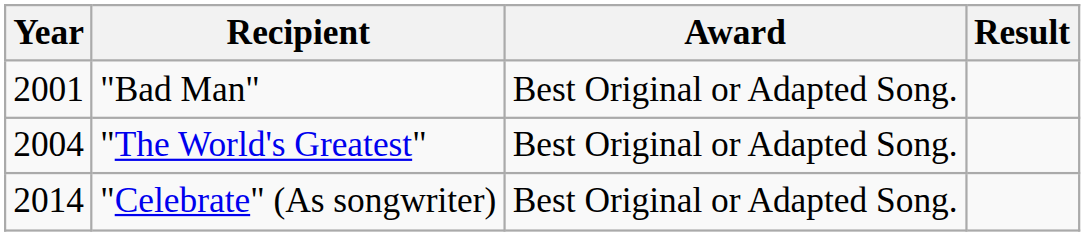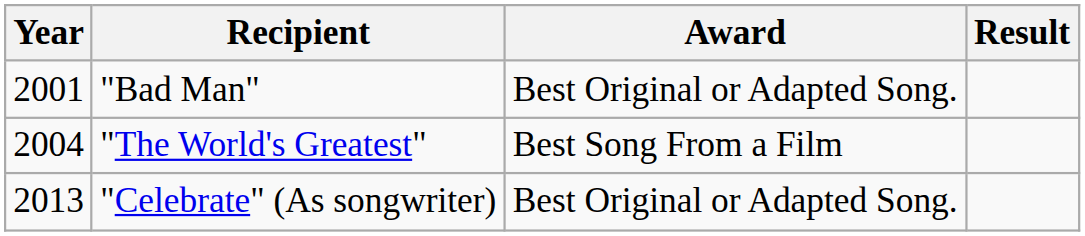(735, 144) Best Original or Adapted Song. -> (678, 144) Best Song From a Film
(49, 200) 2014 -> (49, 200) 2013
